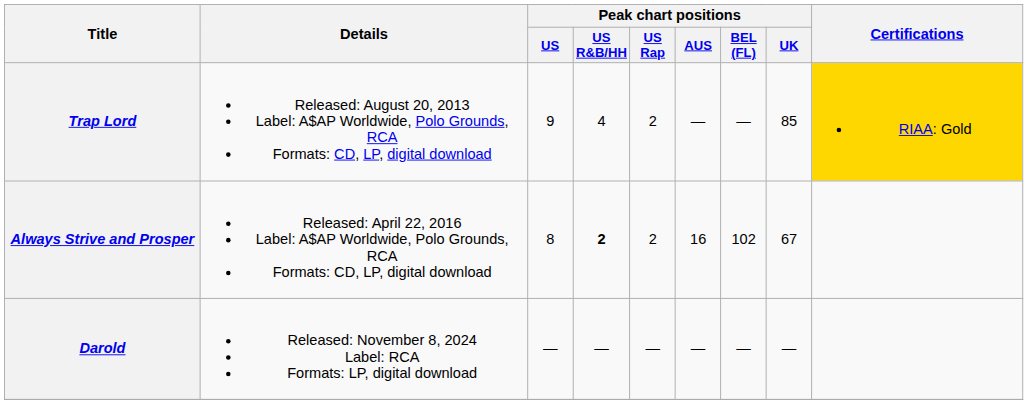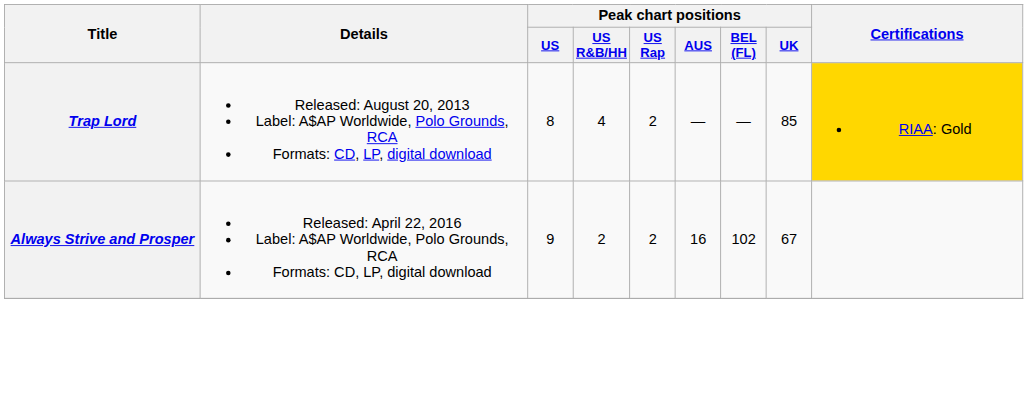(550, 121) 9 -> (550, 121) 8
(550, 239) 8 -> (550, 239) 9
(601, 239) bold -> (601, 239) normal
- row: (102, 348)
